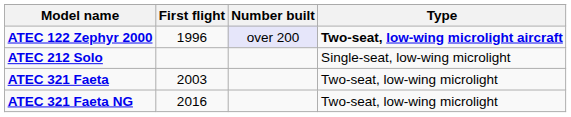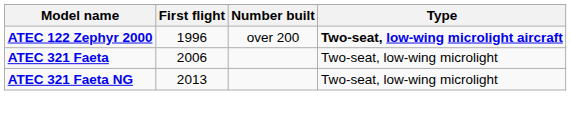(273, 37) lavender background -> (273, 37) no background
- row: (55, 58)
(192, 80) 2003 -> (192, 58) 2006
(192, 101) 2016 -> (192, 80) 2013
